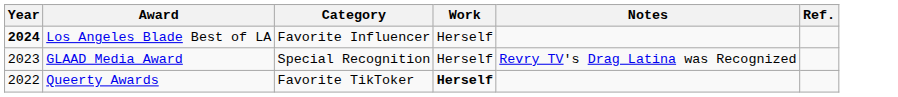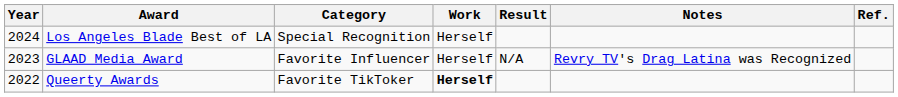+ column: (523, 15)
(24, 37) bold -> (24, 37) normal
(354, 37) Favorite Influencer -> (354, 37) Special Recognition
(354, 59) Special Recognition -> (354, 59) Favorite Influencer
